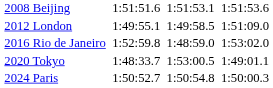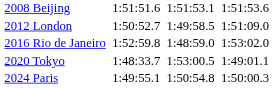(136, 25) 1:49:55.1 -> (136, 25) 1:50:52.7
(136, 78) 1:50:52.7 -> (136, 78) 1:49:55.1
